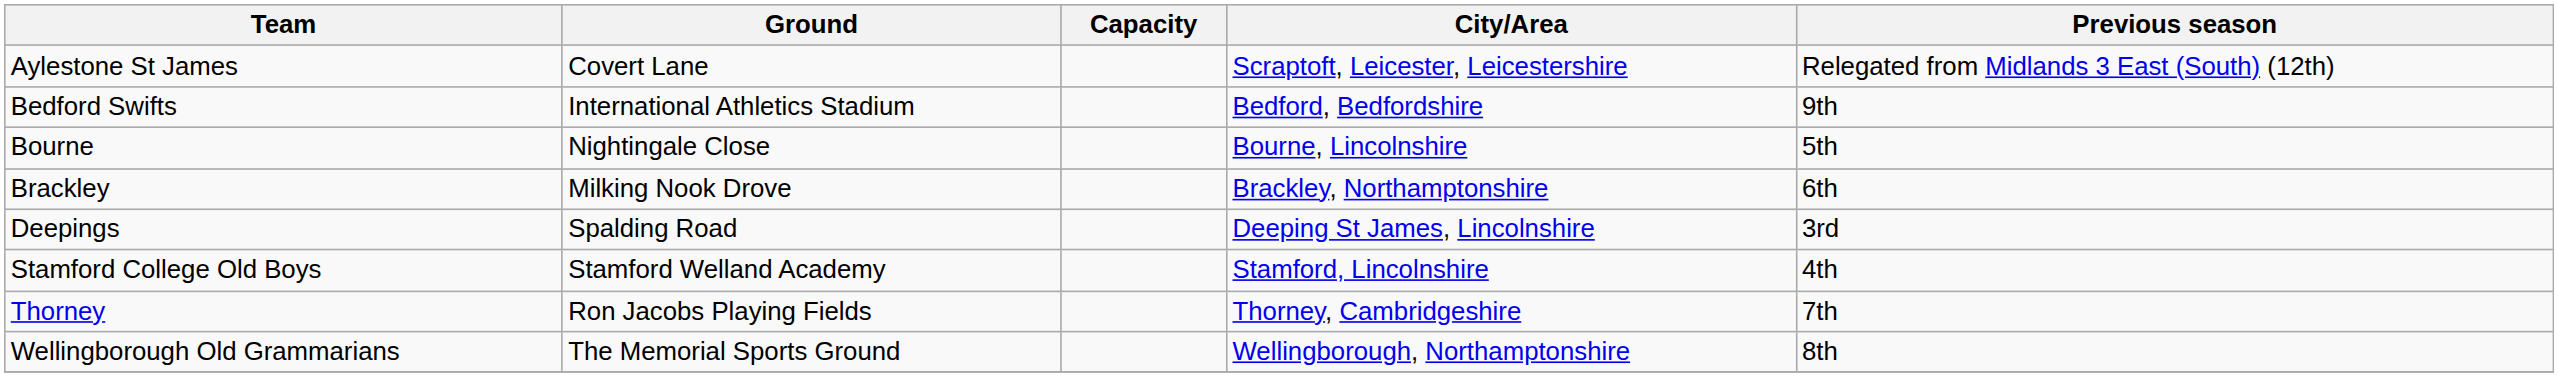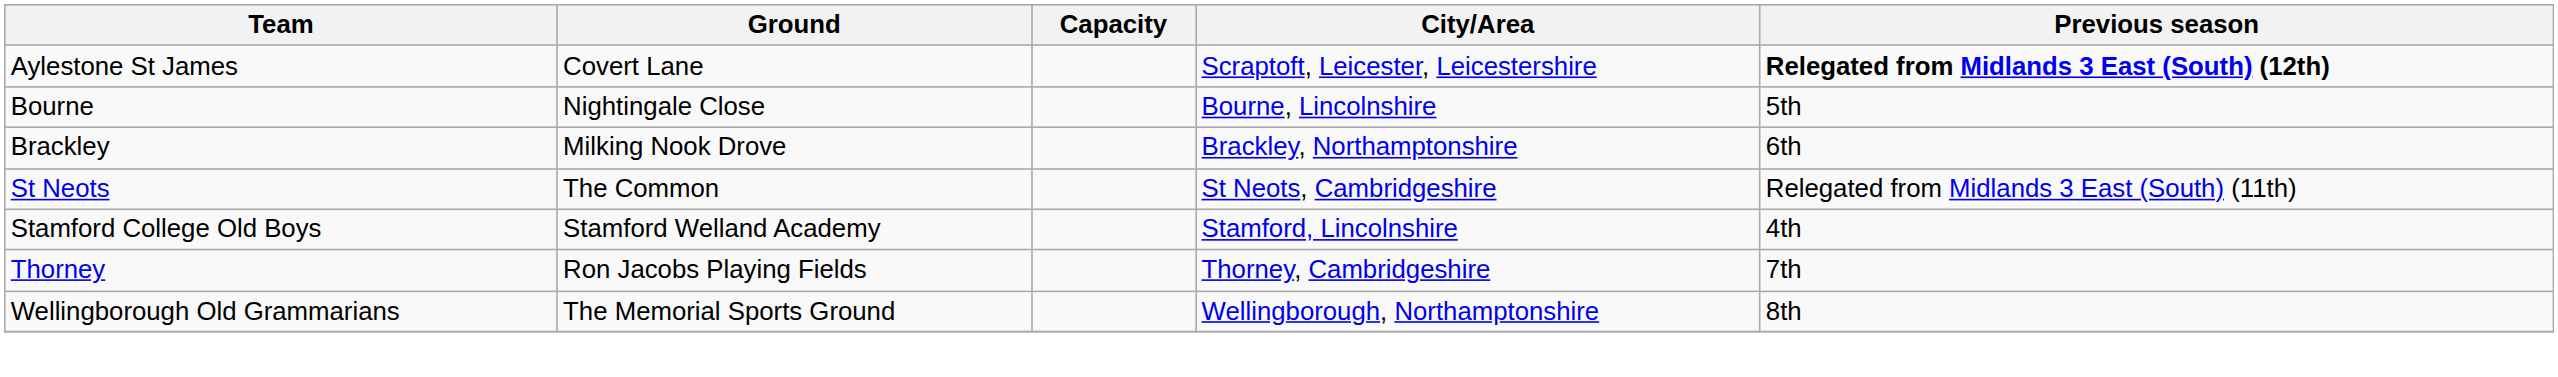(2068, 65) normal -> (2048, 65) bold
- row: (94, 106)
- row: (65, 229)
+ row: (60, 188)
